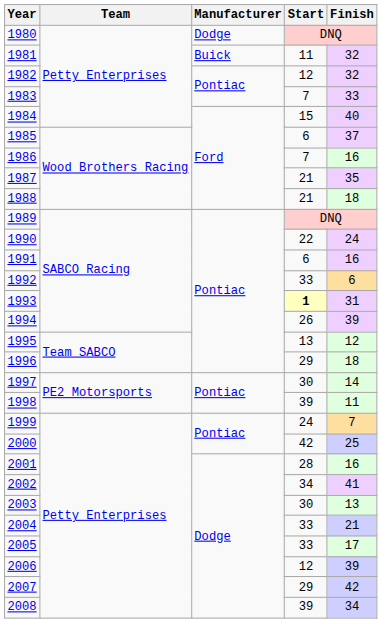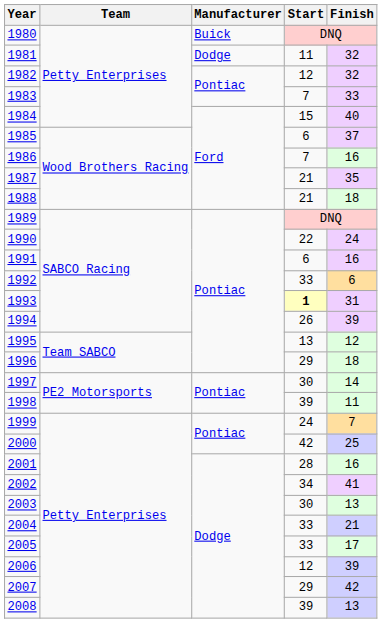(213, 35) Dodge -> (213, 35) Buick
(213, 55) Buick -> (213, 55) Dodge
(352, 607) 34 -> (352, 607) 13
